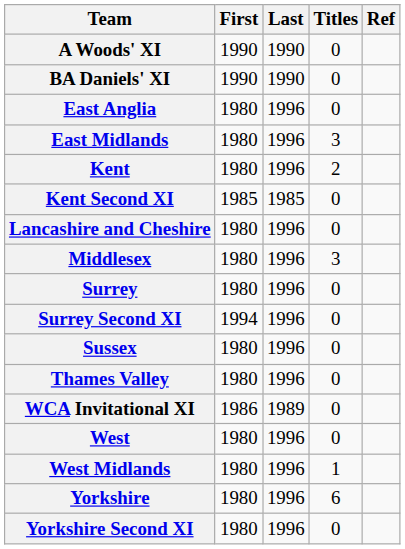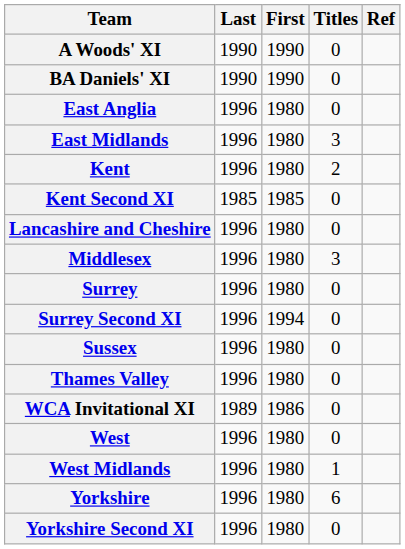columns swapped: (239, 19) <-> (286, 19)
